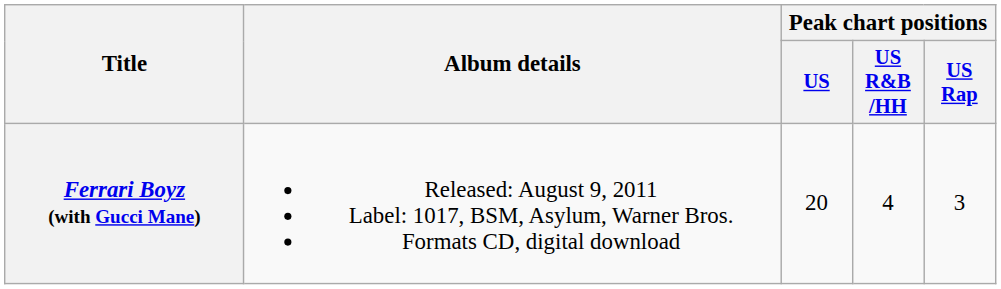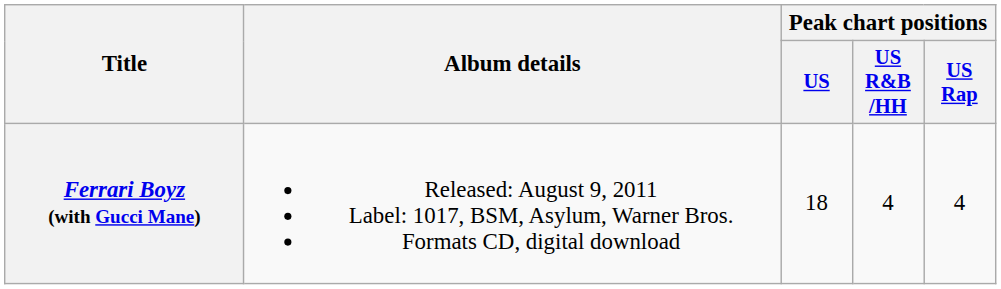(817, 203) 20 -> (817, 203) 18
(959, 203) 3 -> (959, 203) 4
